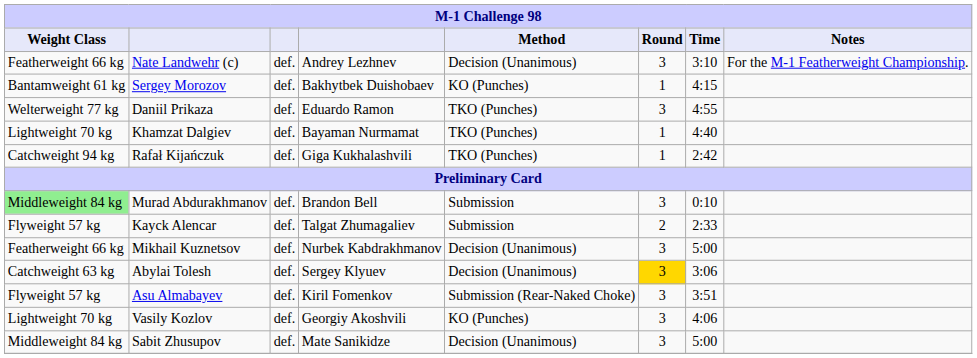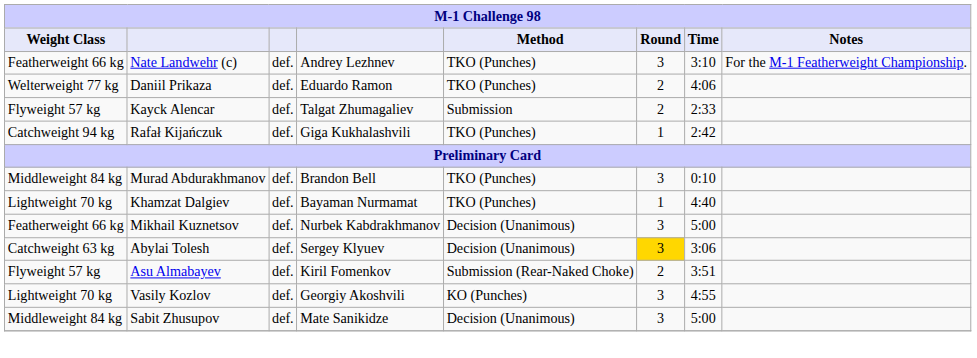(512, 63) Decision (Unanimous) -> (491, 63) TKO (Punches)
- row: (179, 86)
(662, 109) 3 -> (661, 86) 2
(705, 109) 4:55 -> (703, 86) 4:06
rows swapped: (174, 226) <-> (181, 132)
(65, 202) lightgreen background -> (65, 179) no background
(481, 202) Submission -> (491, 179) TKO (Punches)
(662, 295) 3 -> (661, 272) 2
(705, 319) 4:06 -> (703, 295) 4:55
